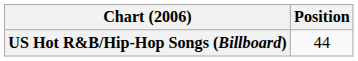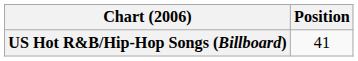(322, 42) 44 -> (322, 42) 41
